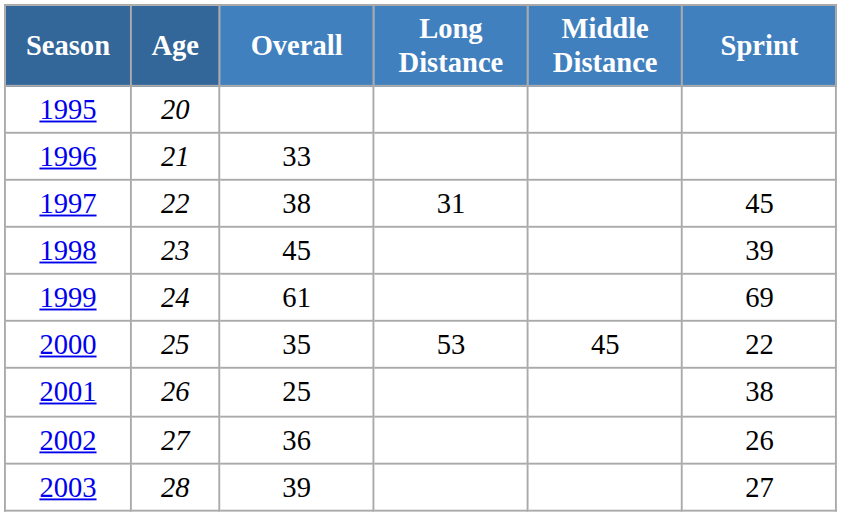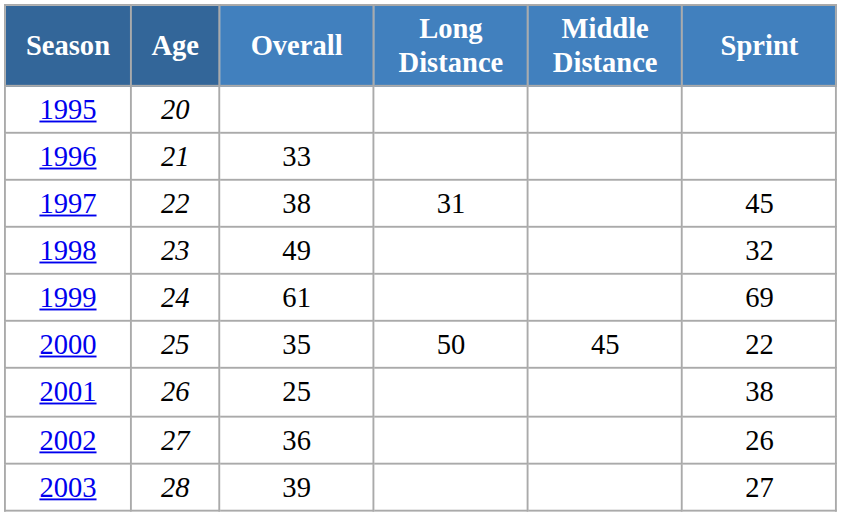(297, 250) 45 -> (297, 250) 49
(759, 250) 39 -> (759, 250) 32
(451, 344) 53 -> (451, 344) 50
